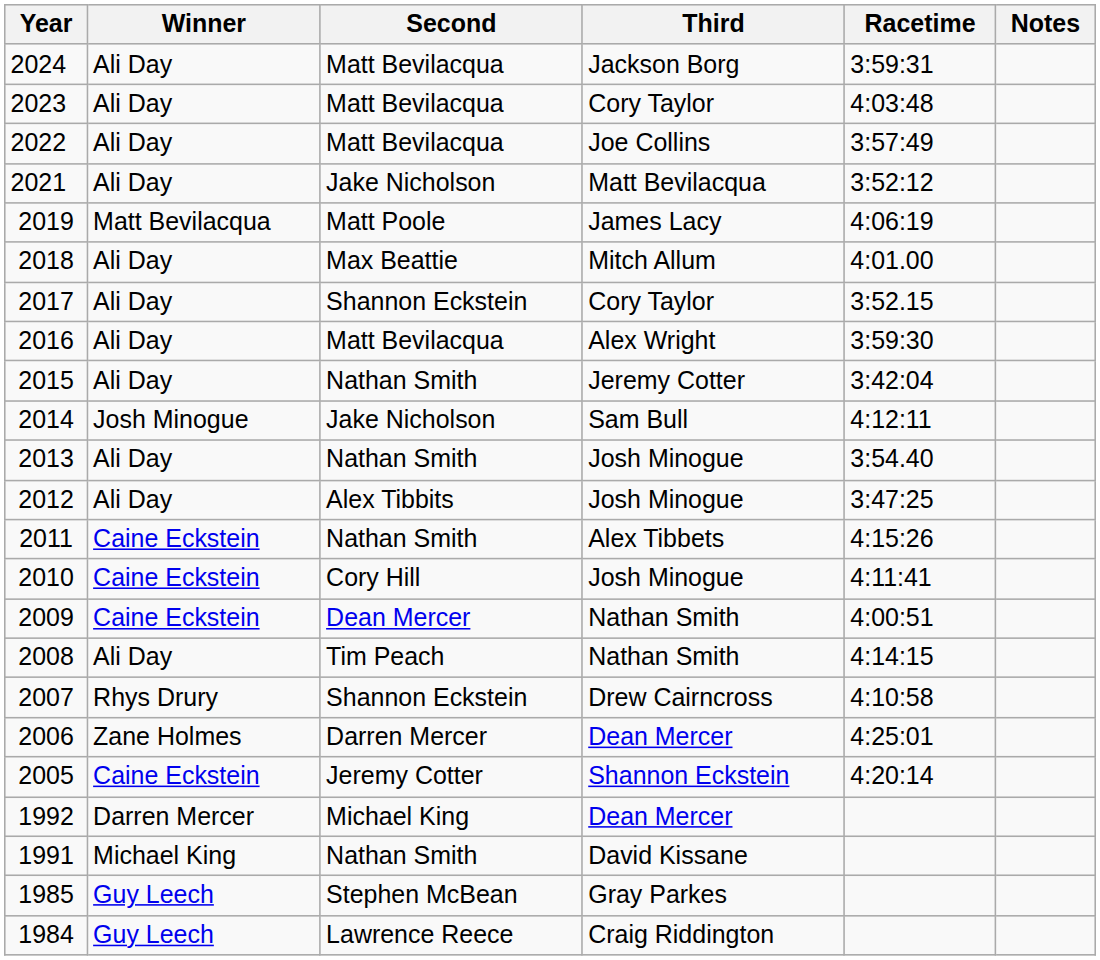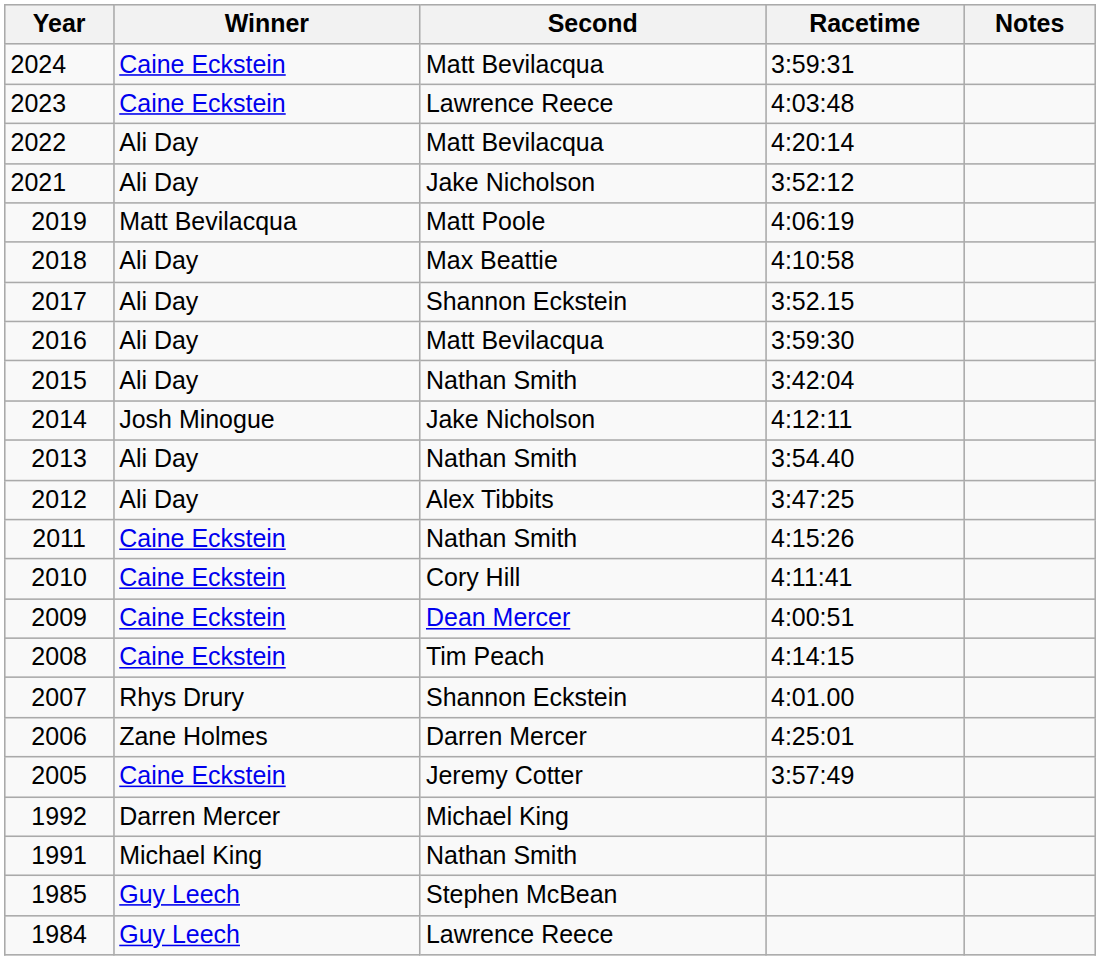- column: (714, 24)
(133, 63) Ali Day -> (202, 63) Caine Eckstein
(133, 103) Ali Day -> (202, 103) Caine Eckstein
(415, 103) Matt Bevilacqua -> (520, 103) Lawrence Reece
(892, 143) 3:57:49 -> (813, 143) 4:20:14
(892, 261) 4:01.00 -> (813, 261) 4:10:58
(133, 657) Ali Day -> (202, 657) Caine Eckstein
(892, 697) 4:10:58 -> (813, 697) 4:01.00
(892, 776) 4:20:14 -> (813, 776) 3:57:49
